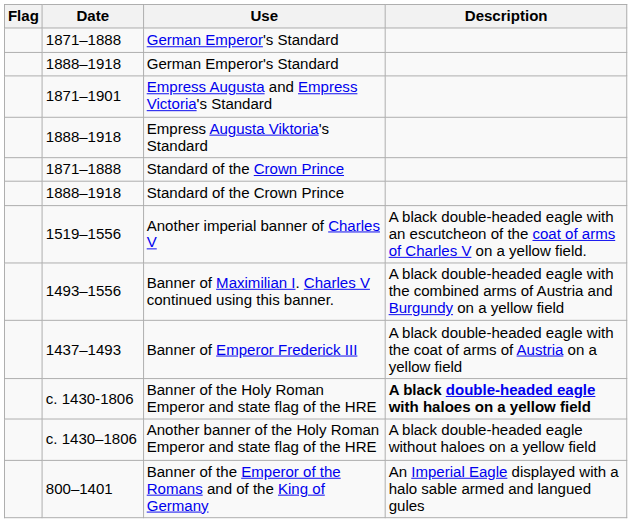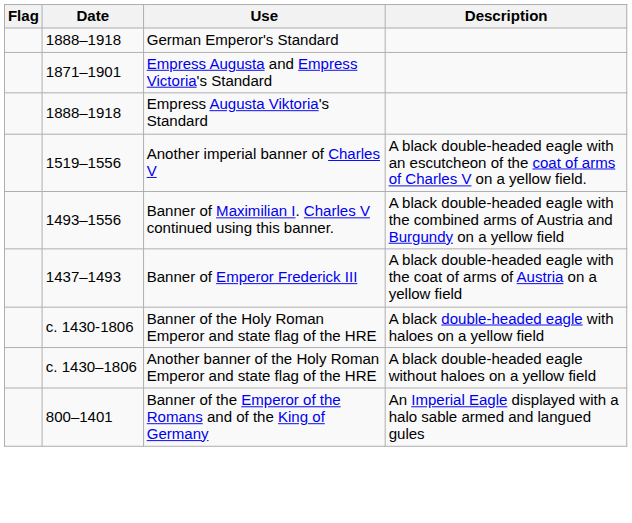- row: (83, 40)
- row: (83, 169)
- row: (83, 193)
(492, 398) bold -> (501, 327) normal
